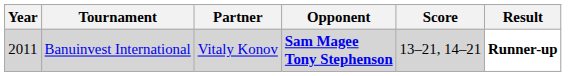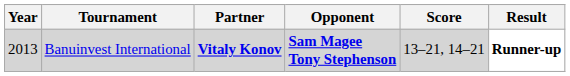(23, 50) 2011 -> (23, 50) 2013
(238, 50) normal -> (240, 50) bold
